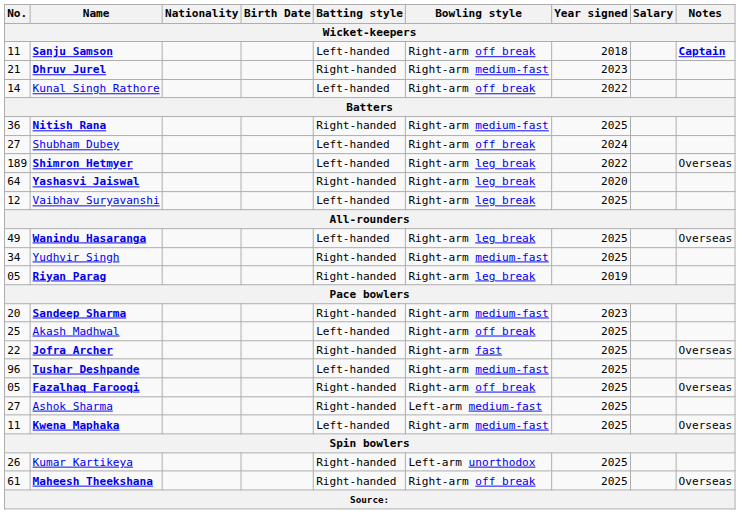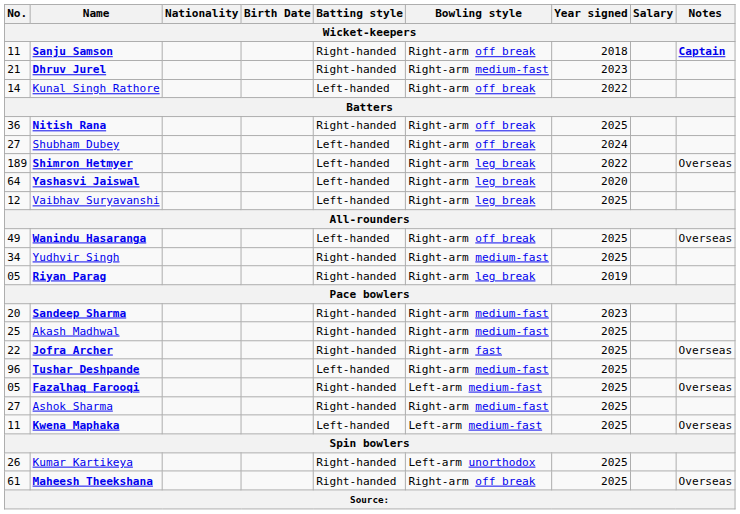(353, 51) Left-handed -> (356, 51) Right-handed
(479, 126) Right-arm medium-fast -> (472, 126) Right-arm off break
(356, 182) Right-handed -> (353, 182) Left-handed
(472, 238) Right-arm leg break -> (472, 238) Right-arm off break
(353, 331) Left-handed -> (356, 331) Right-handed
(472, 331) Right-arm off break -> (479, 331) Right-arm medium-fast
(472, 387) Right-arm off break -> (475, 387) Left-arm medium-fast
(475, 406) Left-arm medium-fast -> (479, 406) Right-arm medium-fast
(479, 424) Right-arm medium-fast -> (475, 424) Left-arm medium-fast
